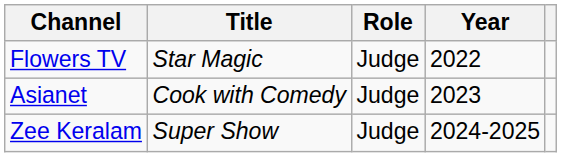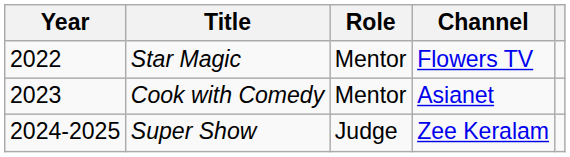columns swapped: (485, 22) <-> (76, 22)
(388, 59) Judge -> (371, 59) Mentor
(388, 95) Judge -> (371, 95) Mentor
